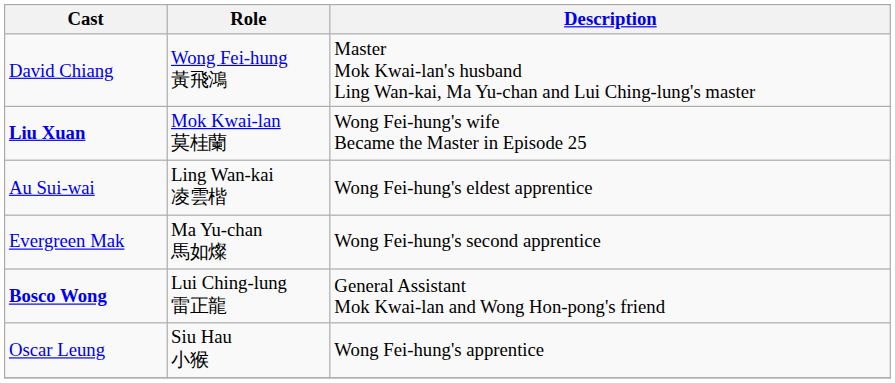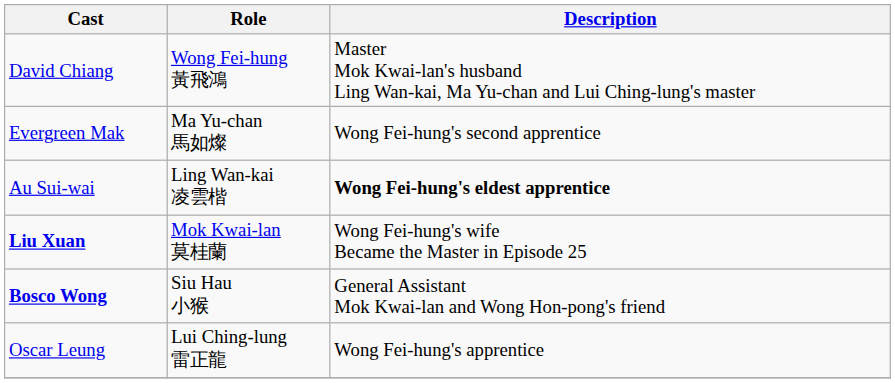rows swapped: (47, 133) <-> (67, 241)
(463, 187) normal -> (472, 187) bold
(229, 294) Lui Ching-lung 雷正龍 -> (201, 294) Siu Hau 小猴
(201, 348) Siu Hau 小猴 -> (229, 348) Lui Ching-lung 雷正龍
